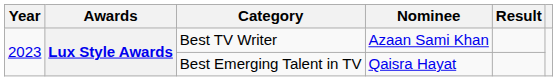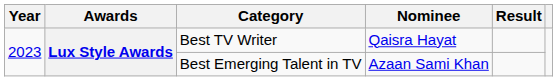(429, 40) Azaan Sami Khan -> (412, 40) Qaisra Hayat
(412, 64) Qaisra Hayat -> (429, 64) Azaan Sami Khan
